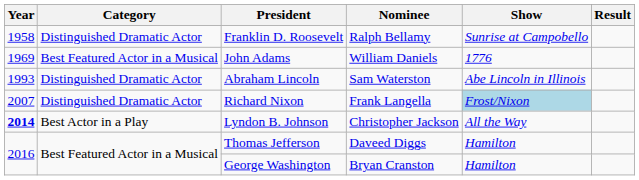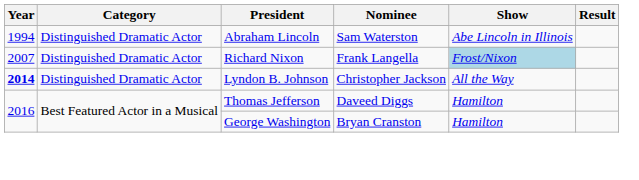- row: (284, 36)
- row: (257, 57)
(21, 79) 1993 -> (21, 36) 1994
(94, 121) Best Actor in a Play -> (121, 79) Distinguished Dramatic Actor
